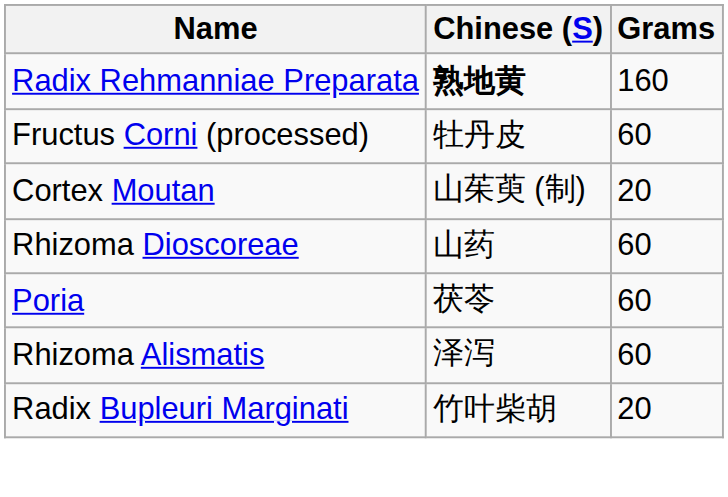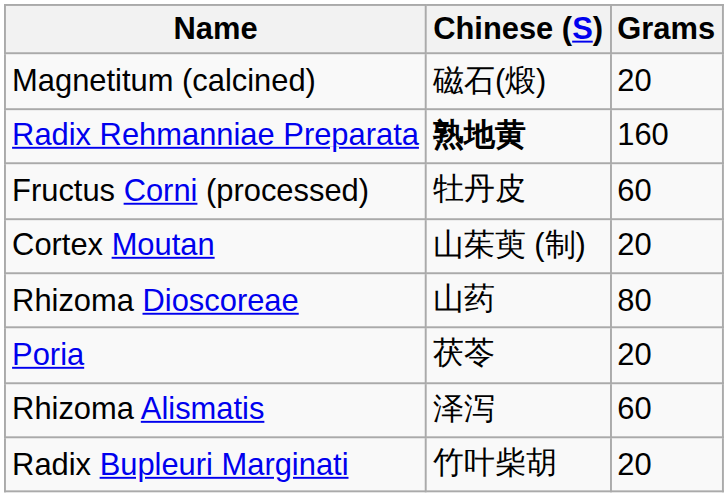+ row: (164, 80)
(634, 245) 60 -> (634, 299) 80
(634, 299) 60 -> (634, 354) 20
